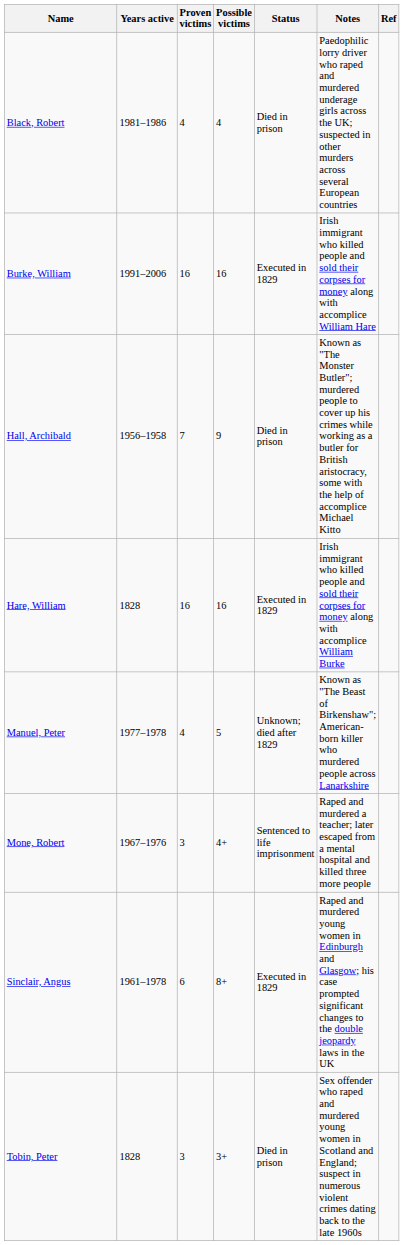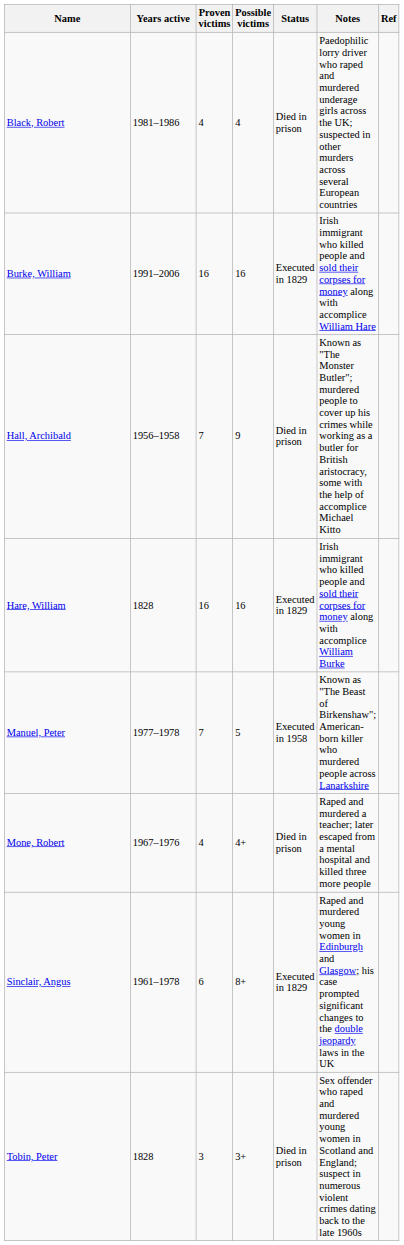(182, 732) 4 -> (201, 732) 7
(279, 732) Unknown; died after 1829 -> (295, 732) Executed in 1958
(182, 842) 3 -> (201, 842) 4
(286, 842) Sentenced to life imprisonment -> (291, 842) Died in prison
